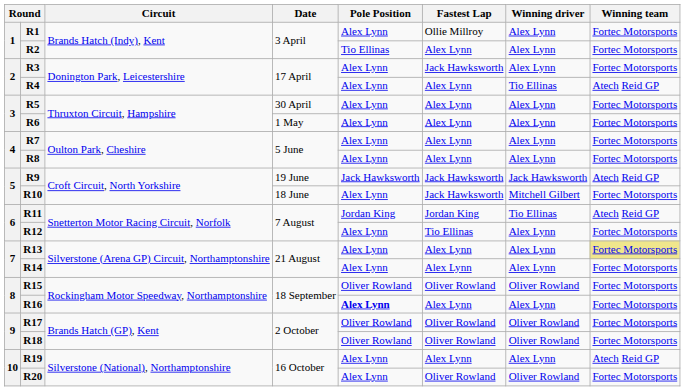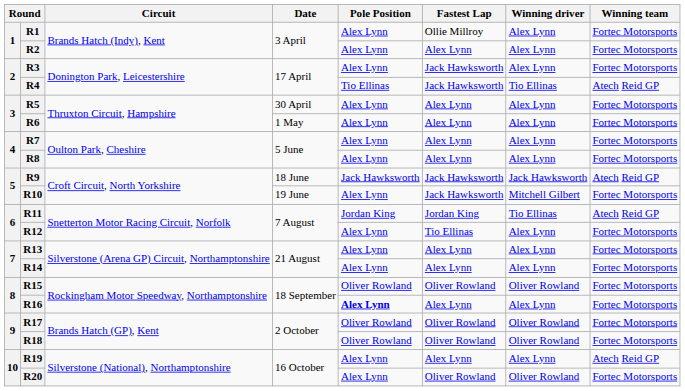(365, 49) Tio Ellinas -> (364, 49) Alex Lynn
(364, 85) Alex Lynn -> (365, 85) Tio Ellinas
(448, 85) Alex Lynn -> (464, 85) Jack Hawksworth
(292, 176) 19 June -> (292, 176) 18 June
(292, 194) 18 June -> (292, 194) 19 June
(635, 249) khaki background -> (635, 249) no background
